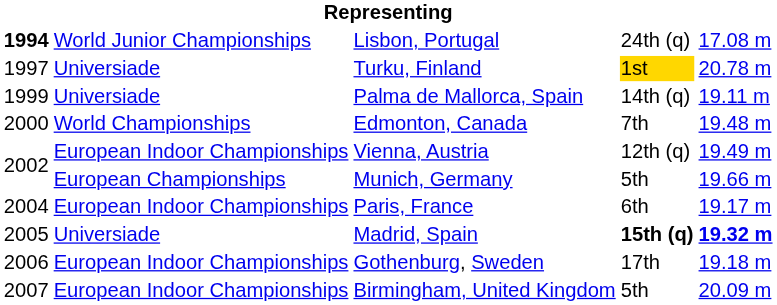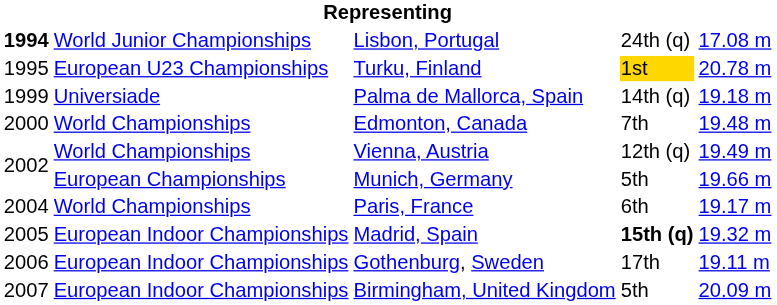(26, 68) 1997 -> (26, 68) 1995
(107, 68) Universiade -> (191, 68) European U23 Championships
(734, 96) 19.11 m -> (735, 96) 19.18 m
(201, 151) European Indoor Championships -> (152, 151) World Championships
(201, 207) European Indoor Championships -> (152, 207) World Championships
(107, 234) Universiade -> (201, 234) European Indoor Championships
(736, 234) bold -> (735, 234) normal
(735, 262) 19.18 m -> (734, 262) 19.11 m
